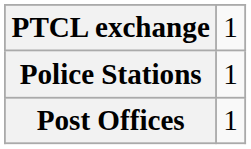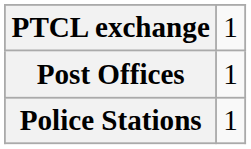rows swapped: (111, 73) <-> (111, 119)
